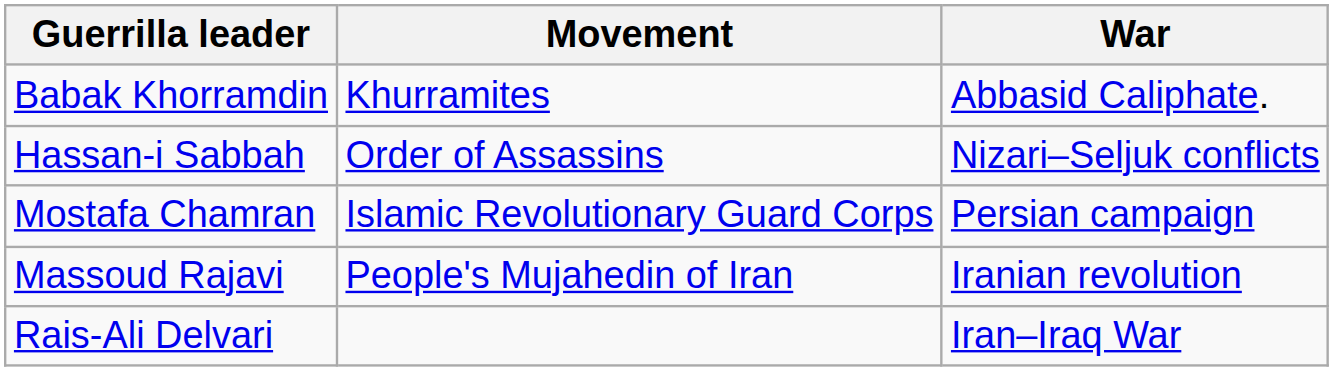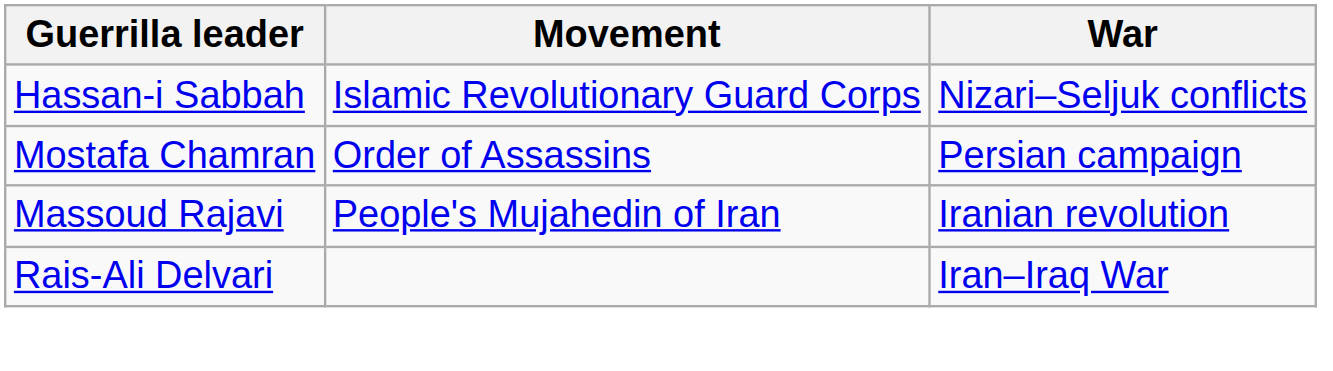- row: (171, 94)
(505, 154) Order of Assassins -> (627, 94) Islamic Revolutionary Guard Corps
(639, 214) Islamic Revolutionary Guard Corps -> (492, 154) Order of Assassins
